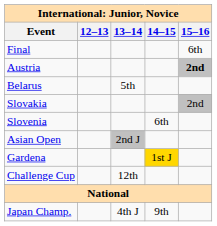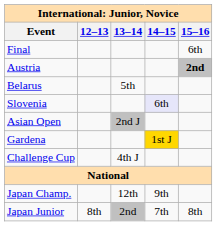- row: (27, 103)
(162, 121) no background -> (162, 103) lavender background
(128, 175) 12th -> (128, 157) 4th J
(128, 211) 4th J -> (128, 193) 12th
+ row: (36, 211)
